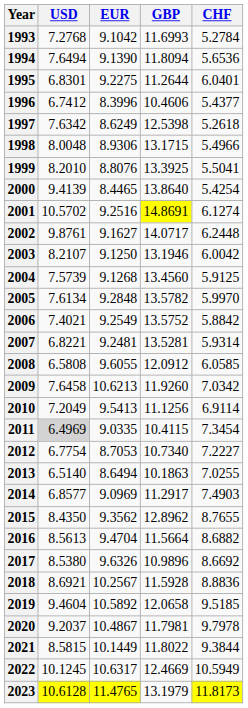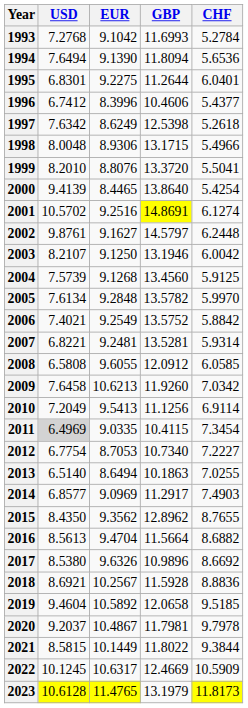(166, 168) 13.3925 -> (166, 168) 13.3720
(166, 233) 14.0717 -> (166, 233) 14.5797
(217, 670) 10.5949 -> (217, 670) 10.5909
